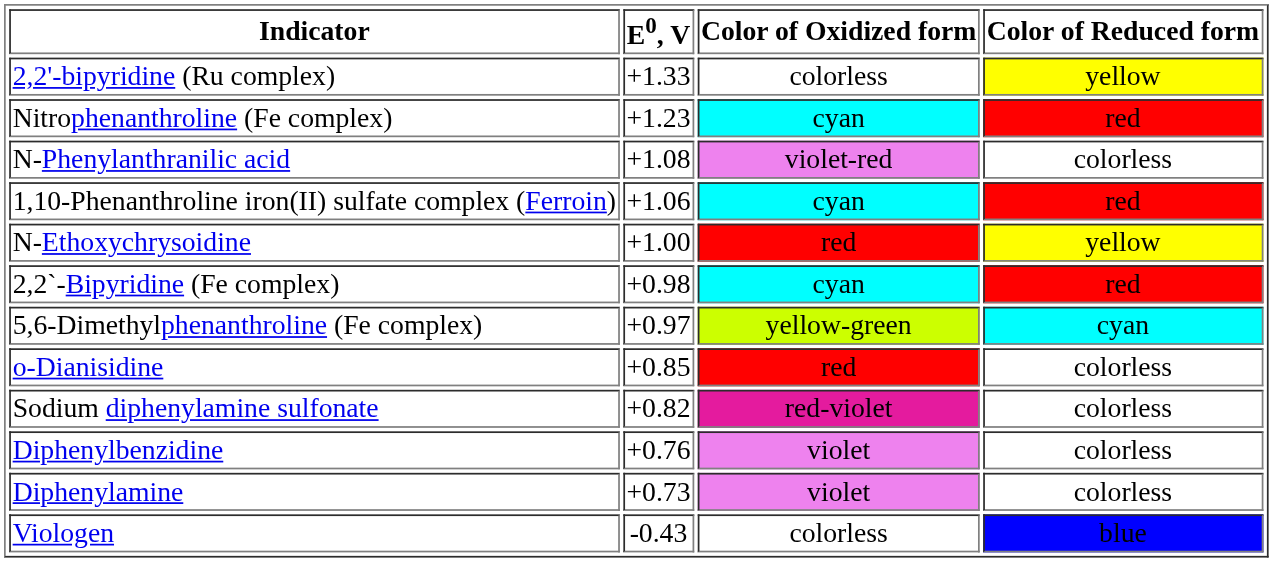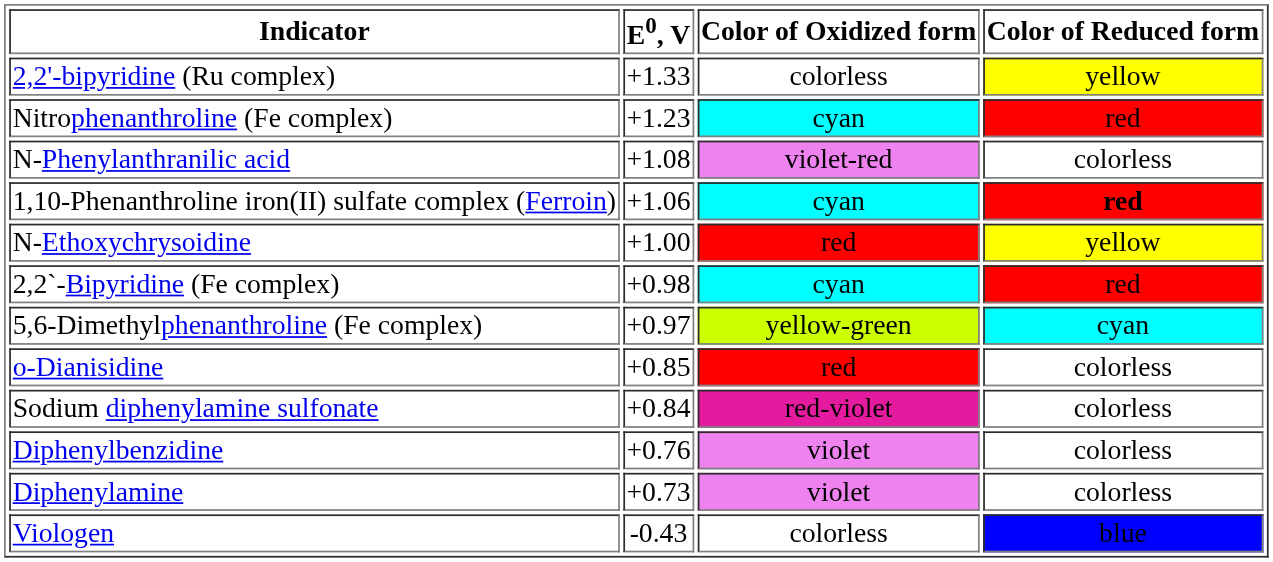(1123, 201) normal -> (1123, 201) bold
(658, 409) +0.82 -> (658, 409) +0.84
